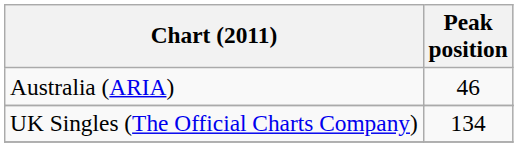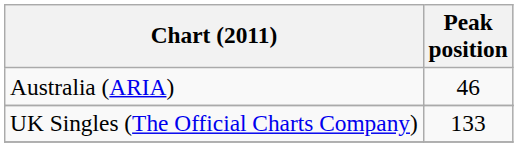(468, 123) 134 -> (468, 123) 133
